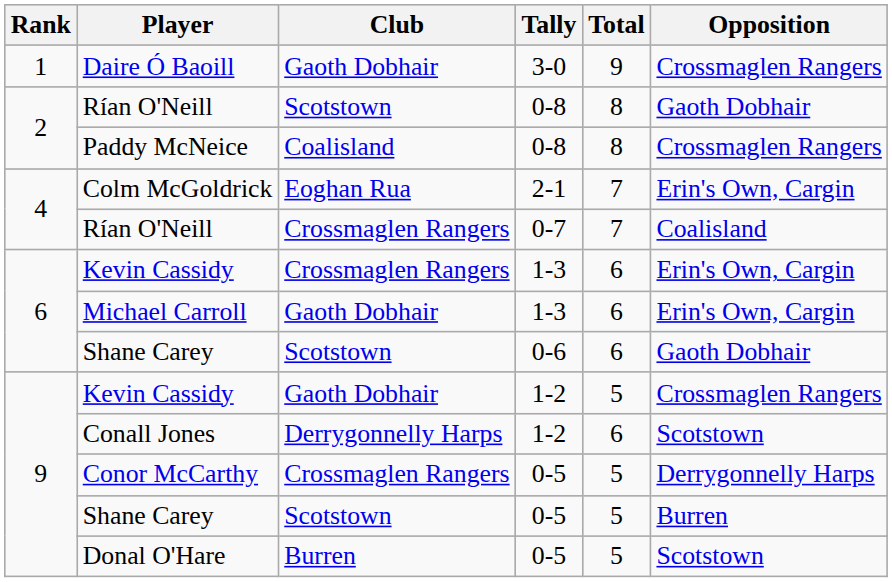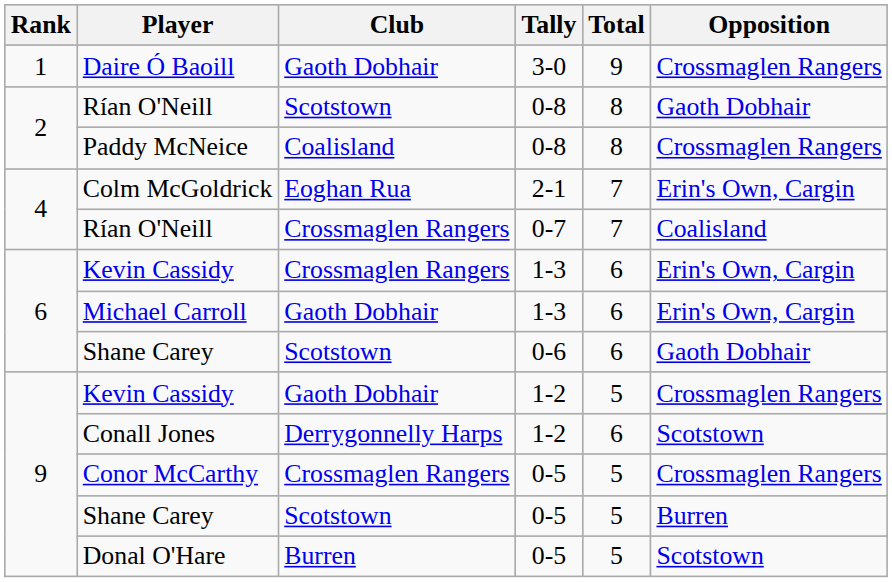(766, 474) Derrygonnelly Harps -> (769, 474) Crossmaglen Rangers
